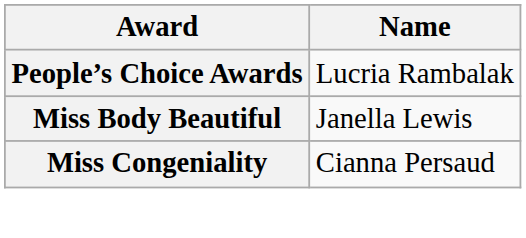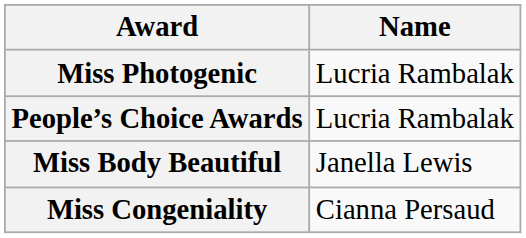+ row: (157, 72)
